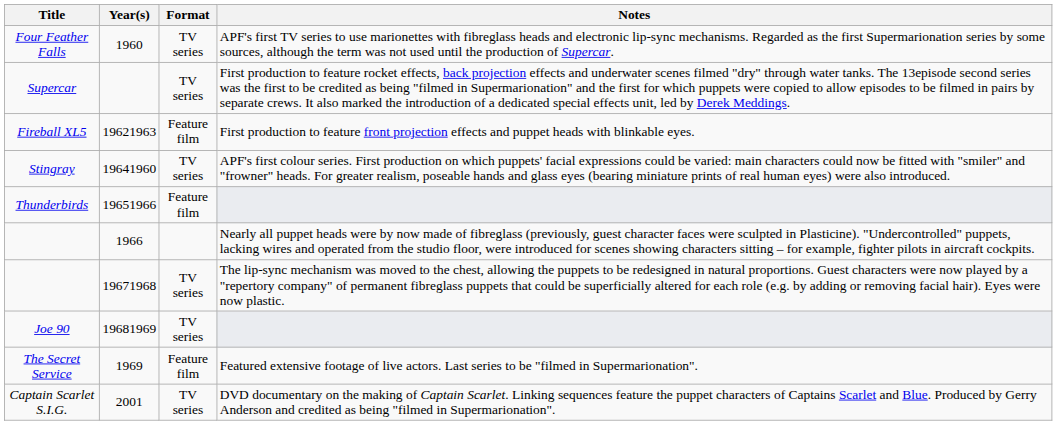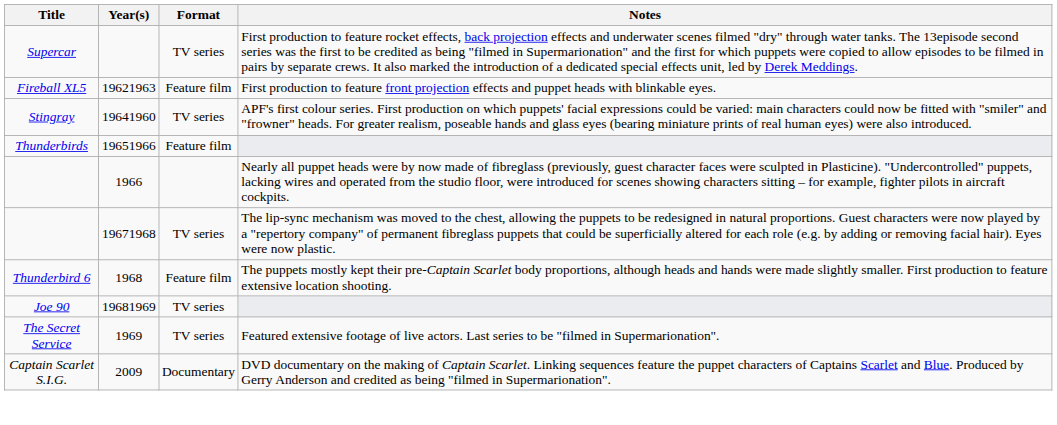- row: (52, 44)
+ row: (52, 277)
(188, 365) Feature film -> (198, 335) TV series
(129, 402) 2001 -> (129, 371) 2009
(188, 402) TV series -> (198, 371) Documentary
